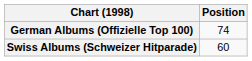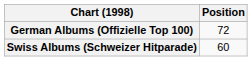(223, 30) 74 -> (223, 30) 72
